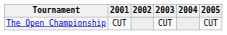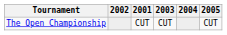columns swapped: (119, 11) <-> (142, 11)
